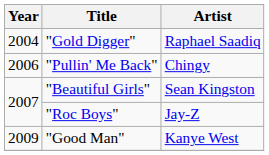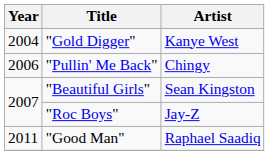(213, 41) Raphael Saadiq -> (202, 41) Kanye West
(23, 138) 2009 -> (23, 138) 2011
(202, 138) Kanye West -> (213, 138) Raphael Saadiq
